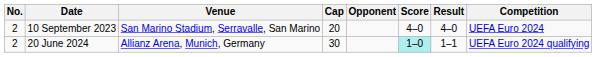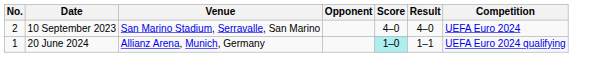- column: (334, 12)
(15, 44) 2 -> (15, 44) 1
